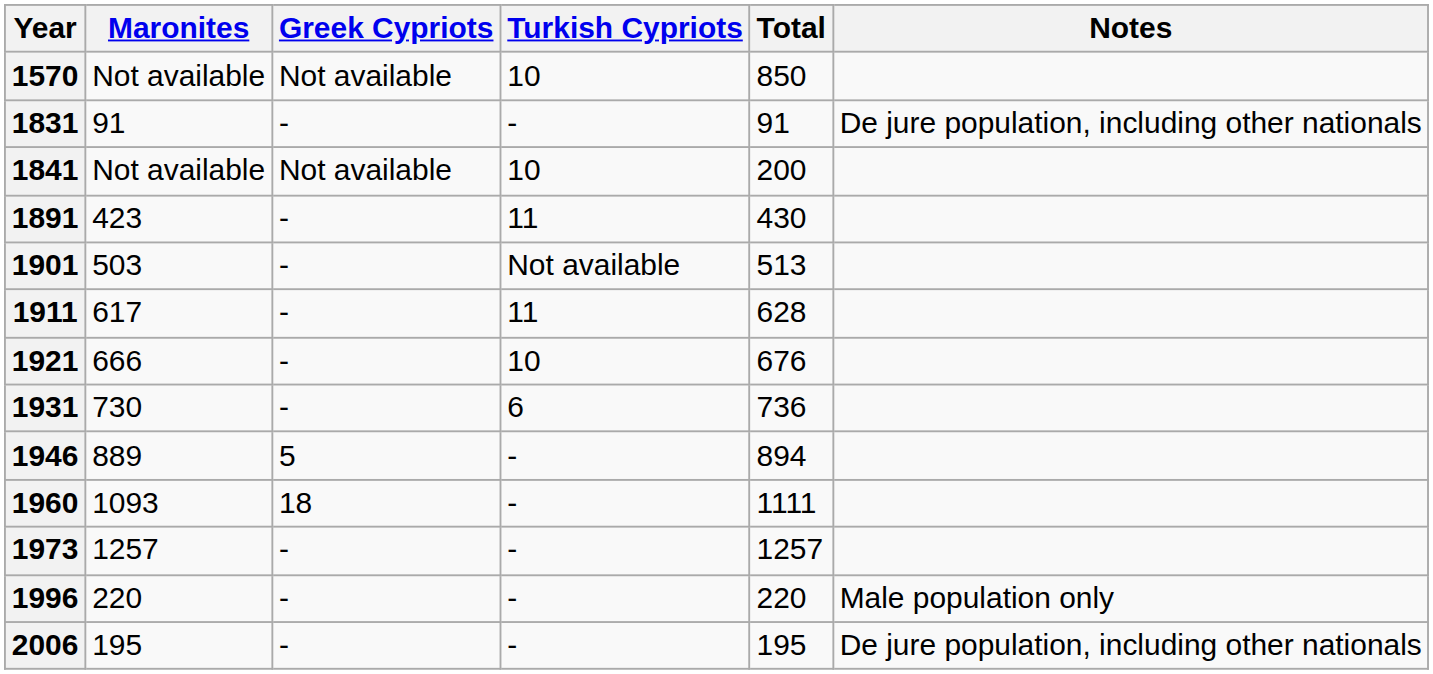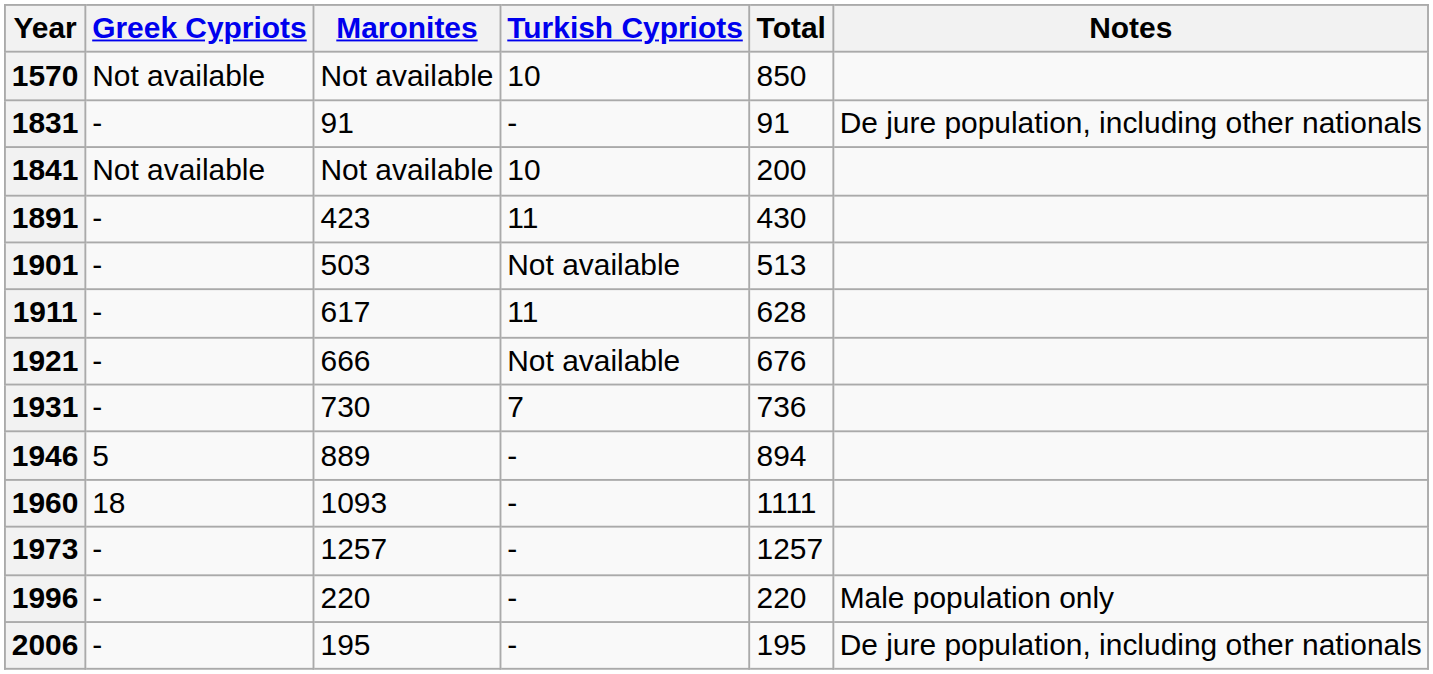columns swapped: (179, 28) <-> (386, 28)
(524, 360) 10 -> (594, 360) Not available
(516, 407) 6 -> (516, 407) 7
